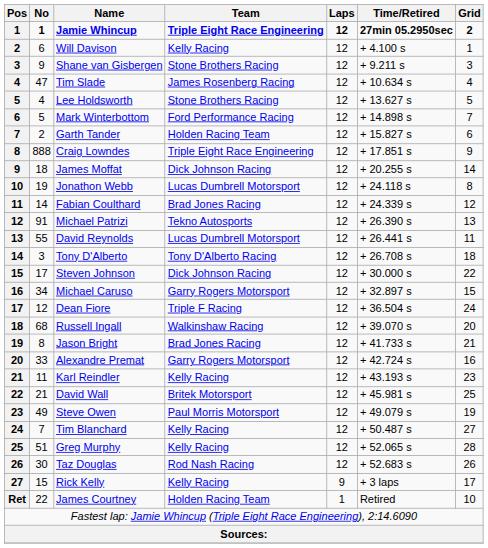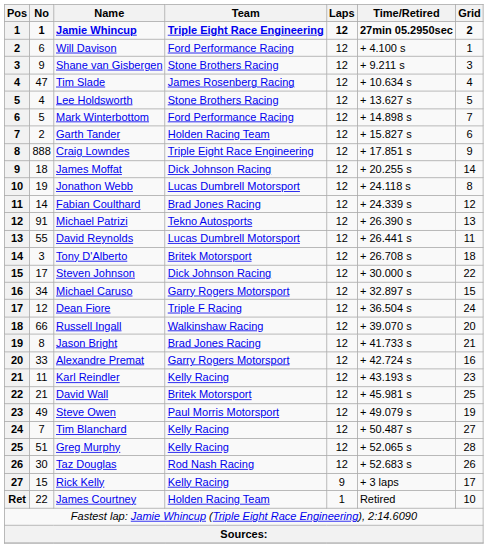(198, 47) Kelly Racing -> (231, 47) Ford Performance Racing
(222, 256) Tony D'Alberto Racing -> (210, 256) Britek Motorsport
(42, 325) 68 -> (42, 325) 66
